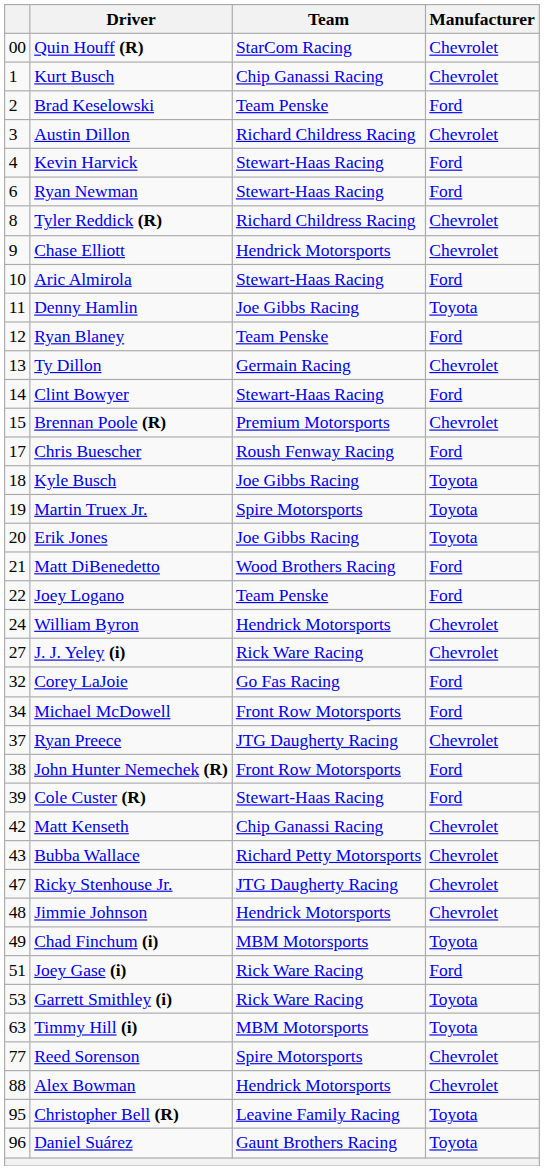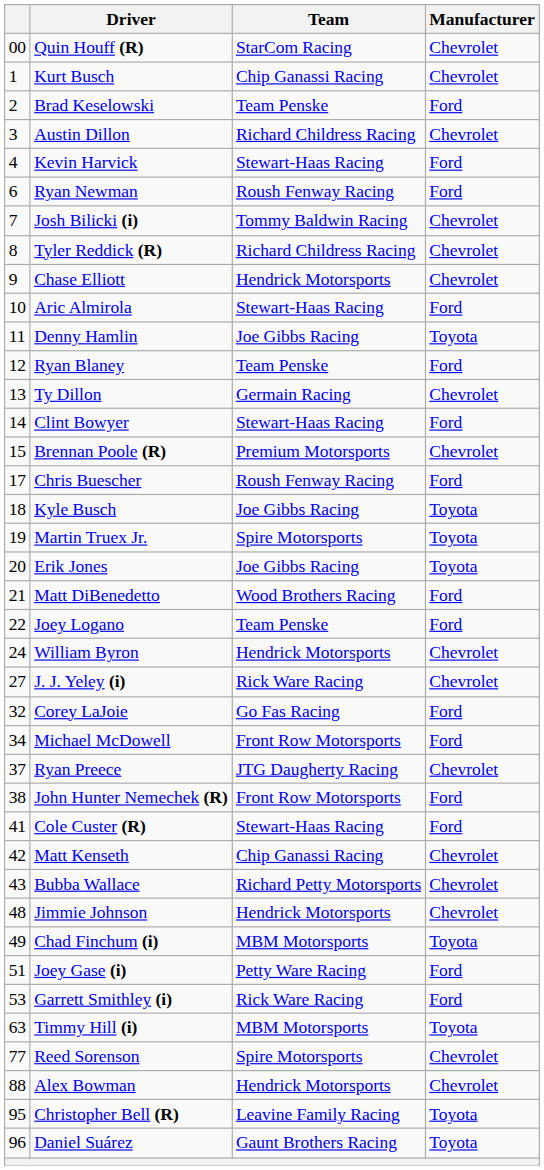(310, 192) Stewart-Haas Racing -> (315, 192) Roush Fenway Racing
+ row: (86, 220)
(17, 797) 39 -> (17, 826) 41
- row: (103, 883)
(300, 970) Rick Ware Racing -> (301, 970) Petty Ware Racing
(453, 999) Toyota -> (446, 999) Ford
